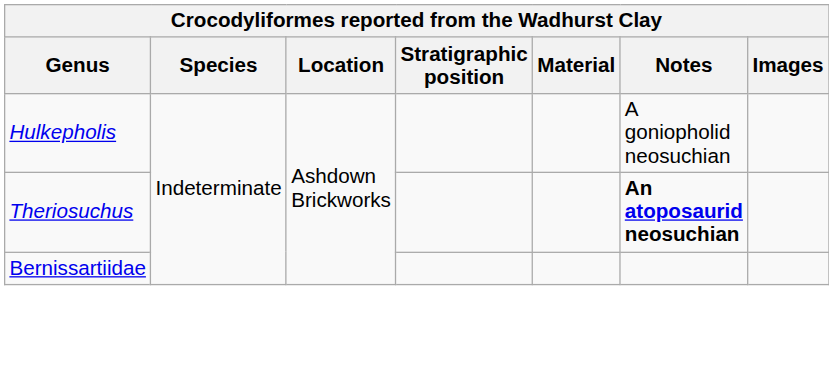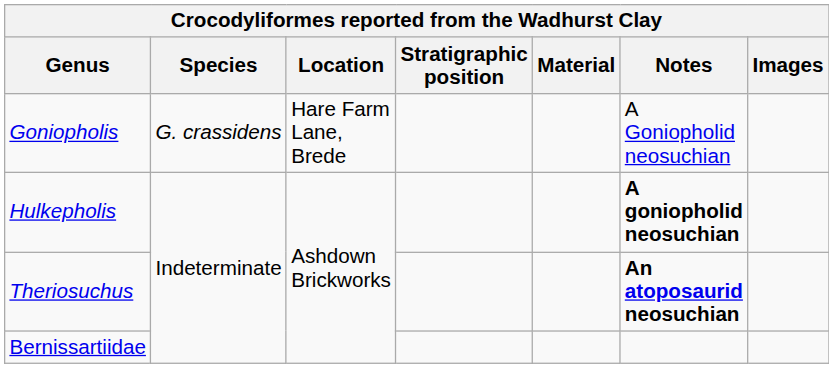+ row: (64, 132)
(678, 132) normal -> (684, 211) bold
